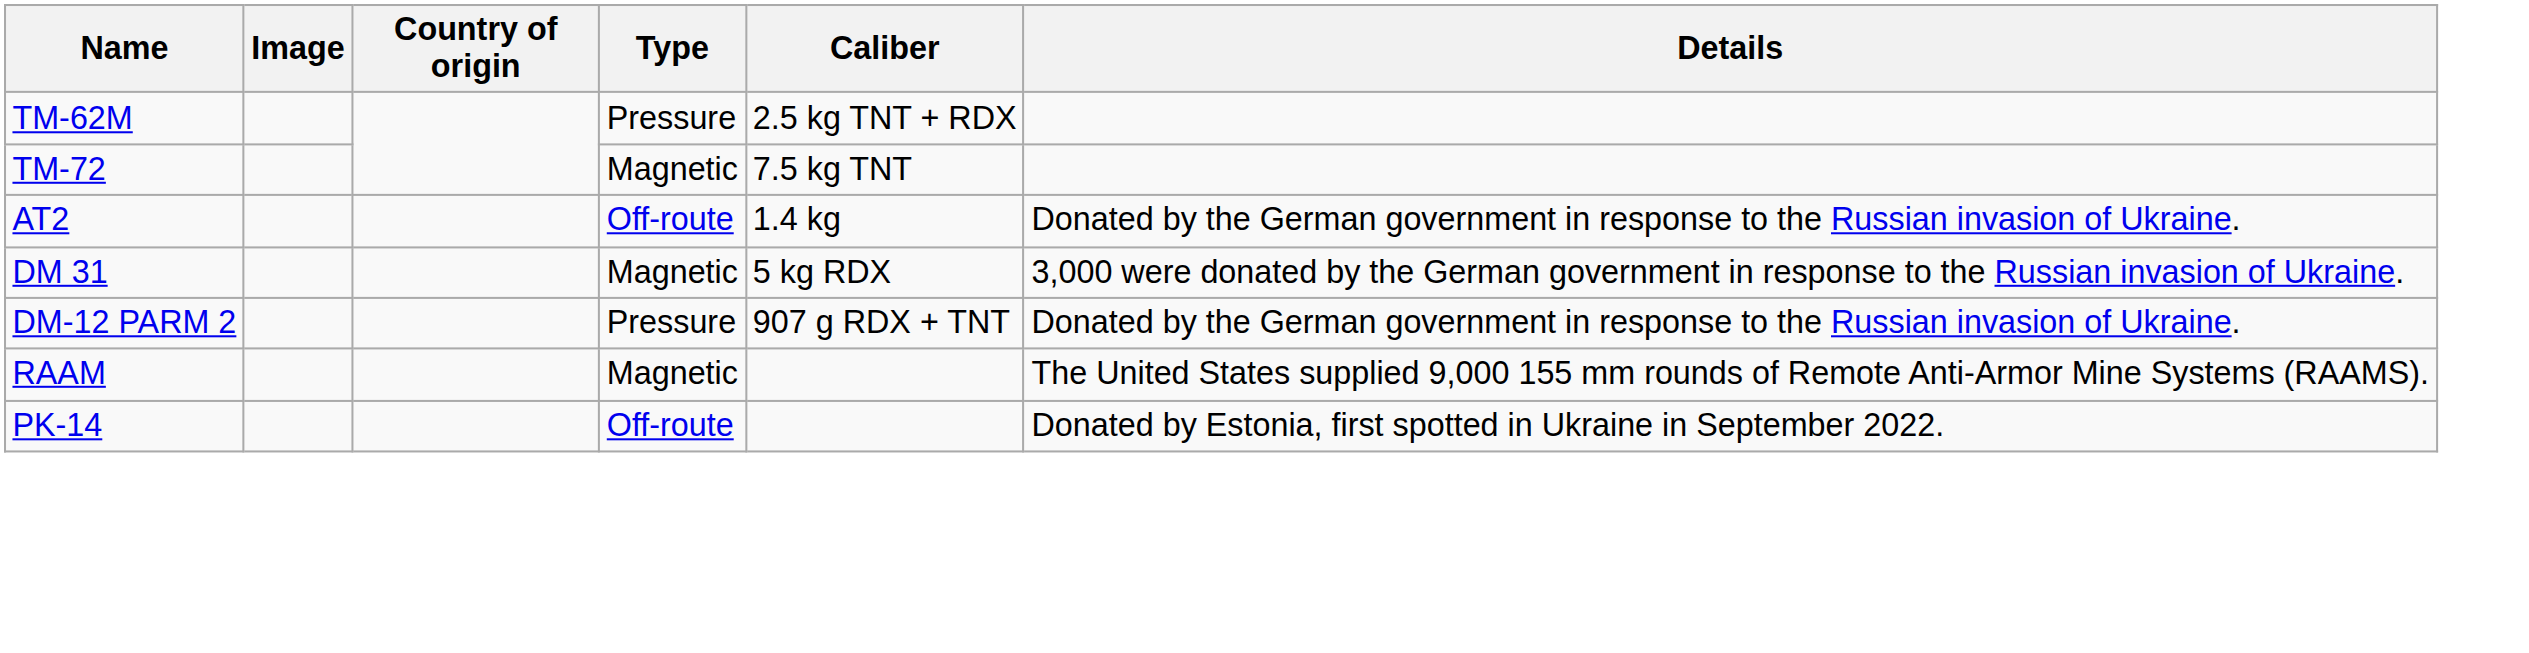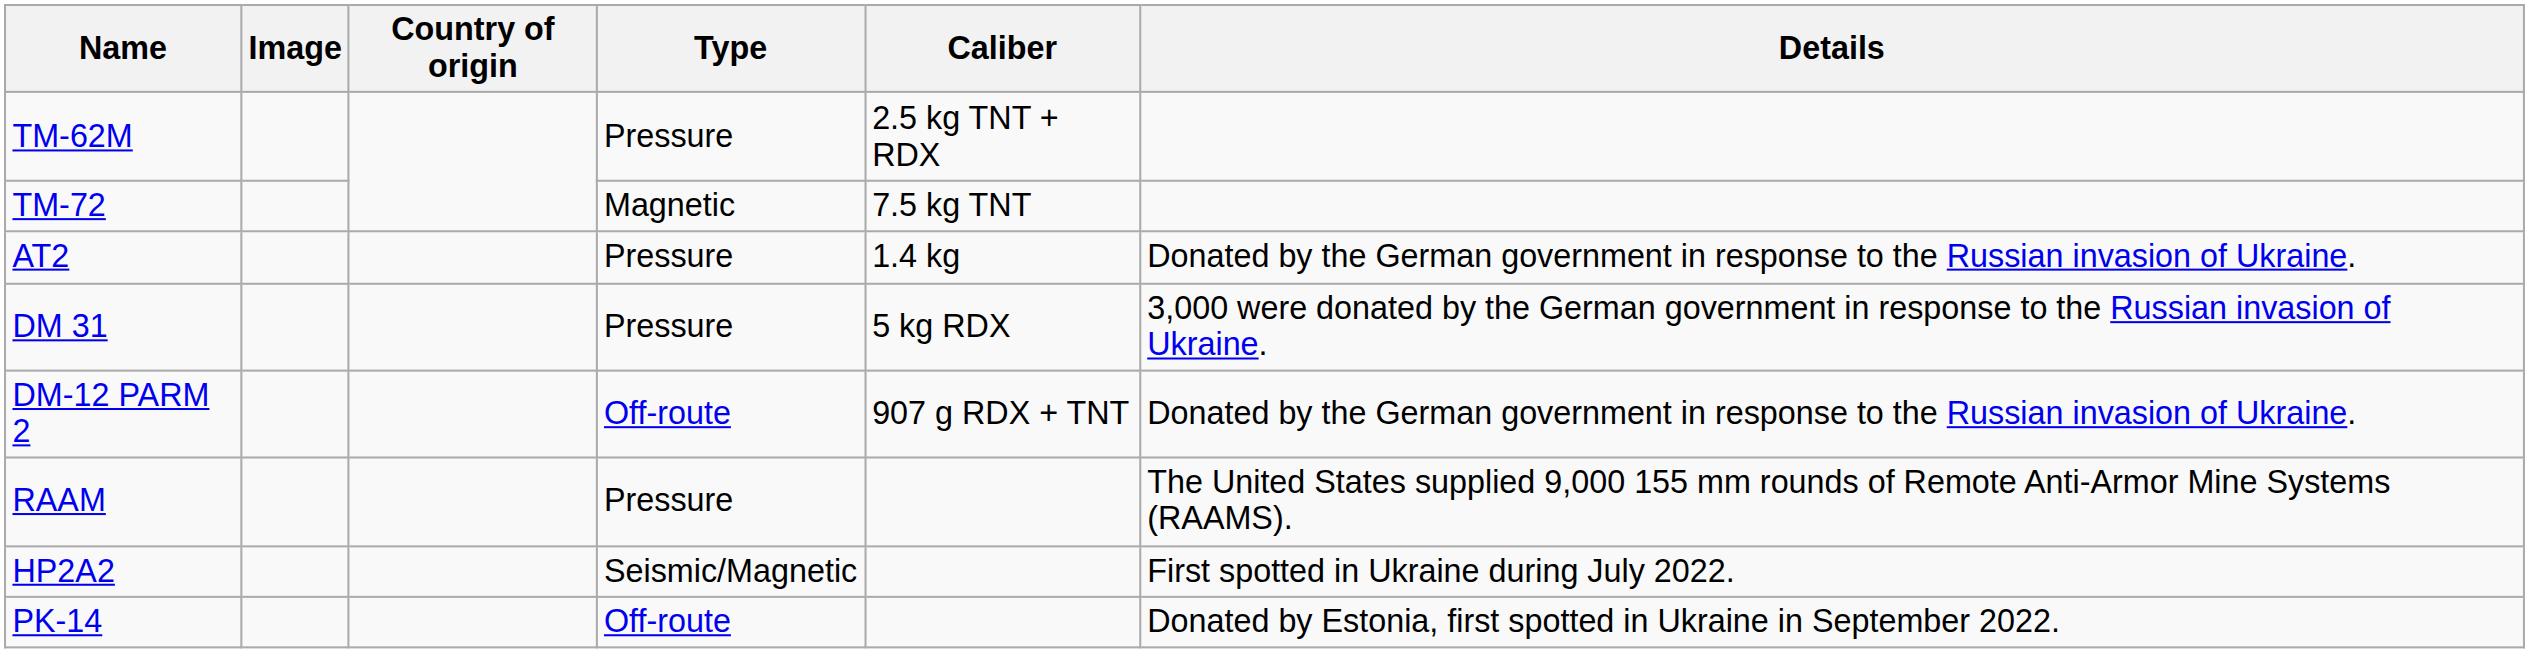(670, 220) Off-route -> (669, 256) Pressure
(672, 271) Magnetic -> (669, 326) Pressure
(671, 322) Pressure -> (667, 413) Off-route
(672, 374) Magnetic -> (669, 501) Pressure
+ row: (64, 570)
